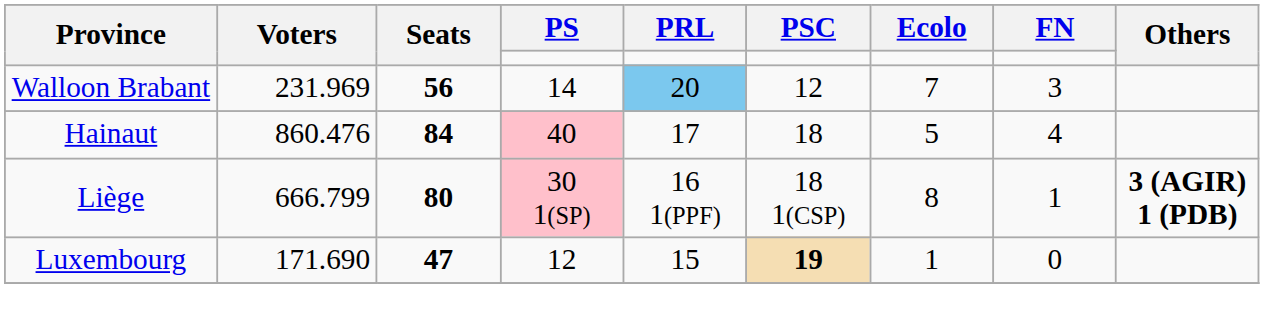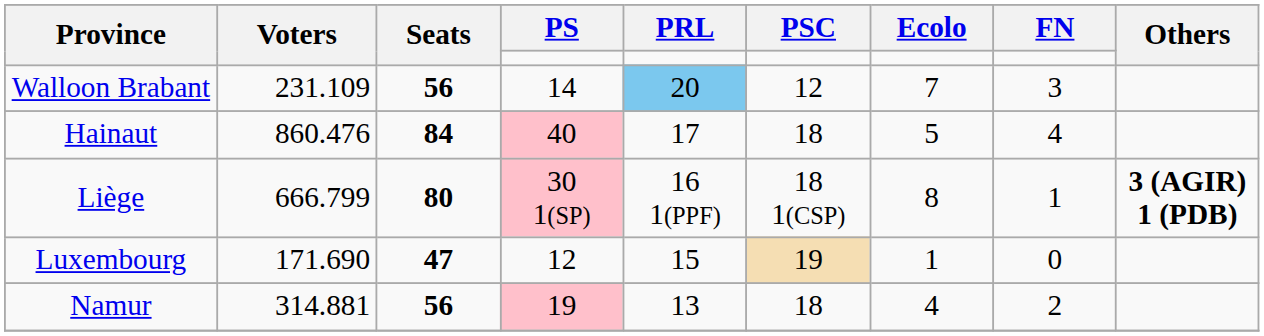(322, 87) 231.969 -> (322, 87) 231.109
(808, 259) bold -> (808, 259) normal
+ row: (111, 306)
